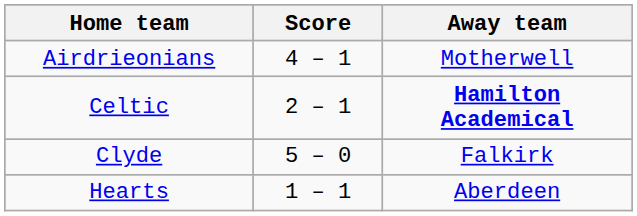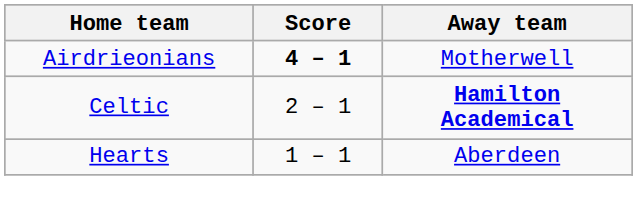(318, 59) normal -> (318, 59) bold
- row: (129, 156)
